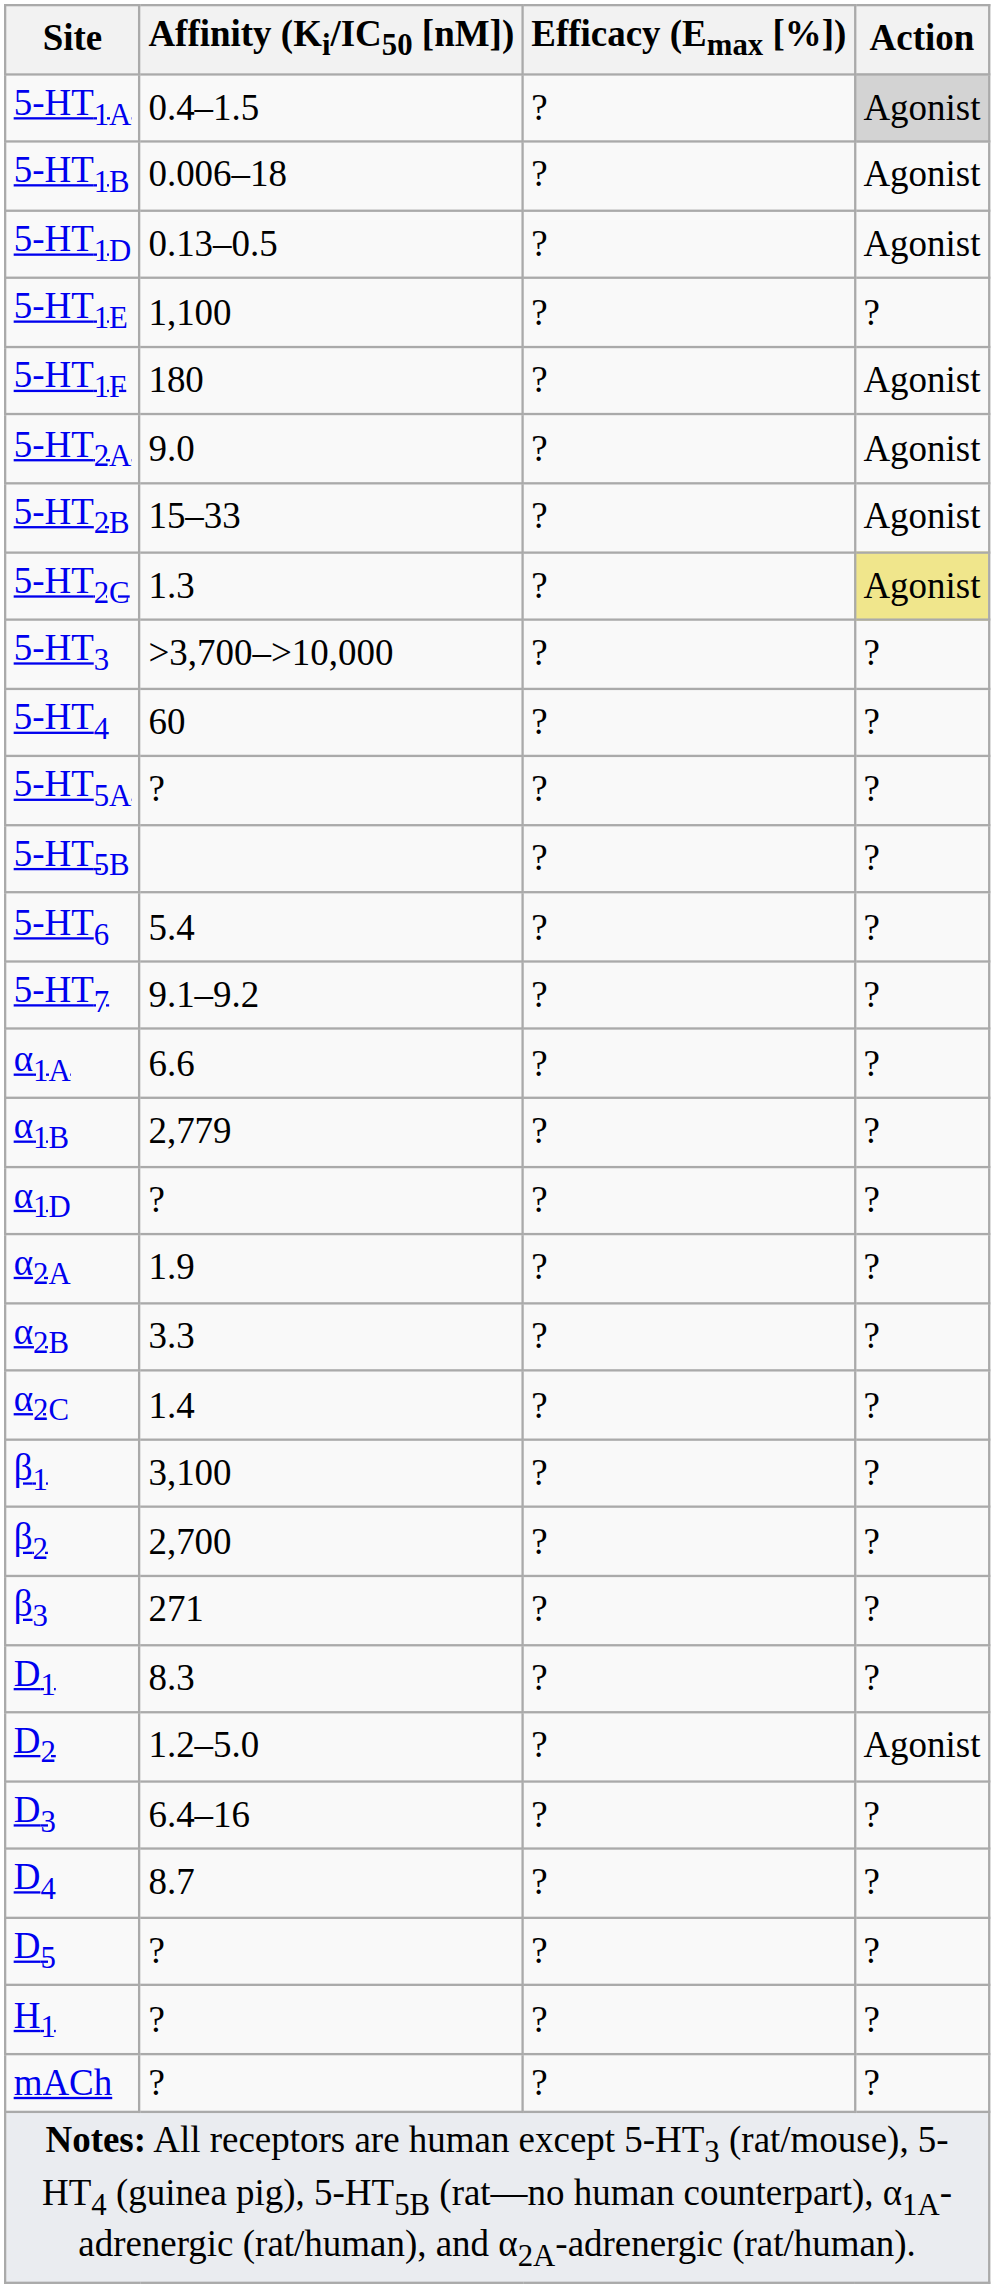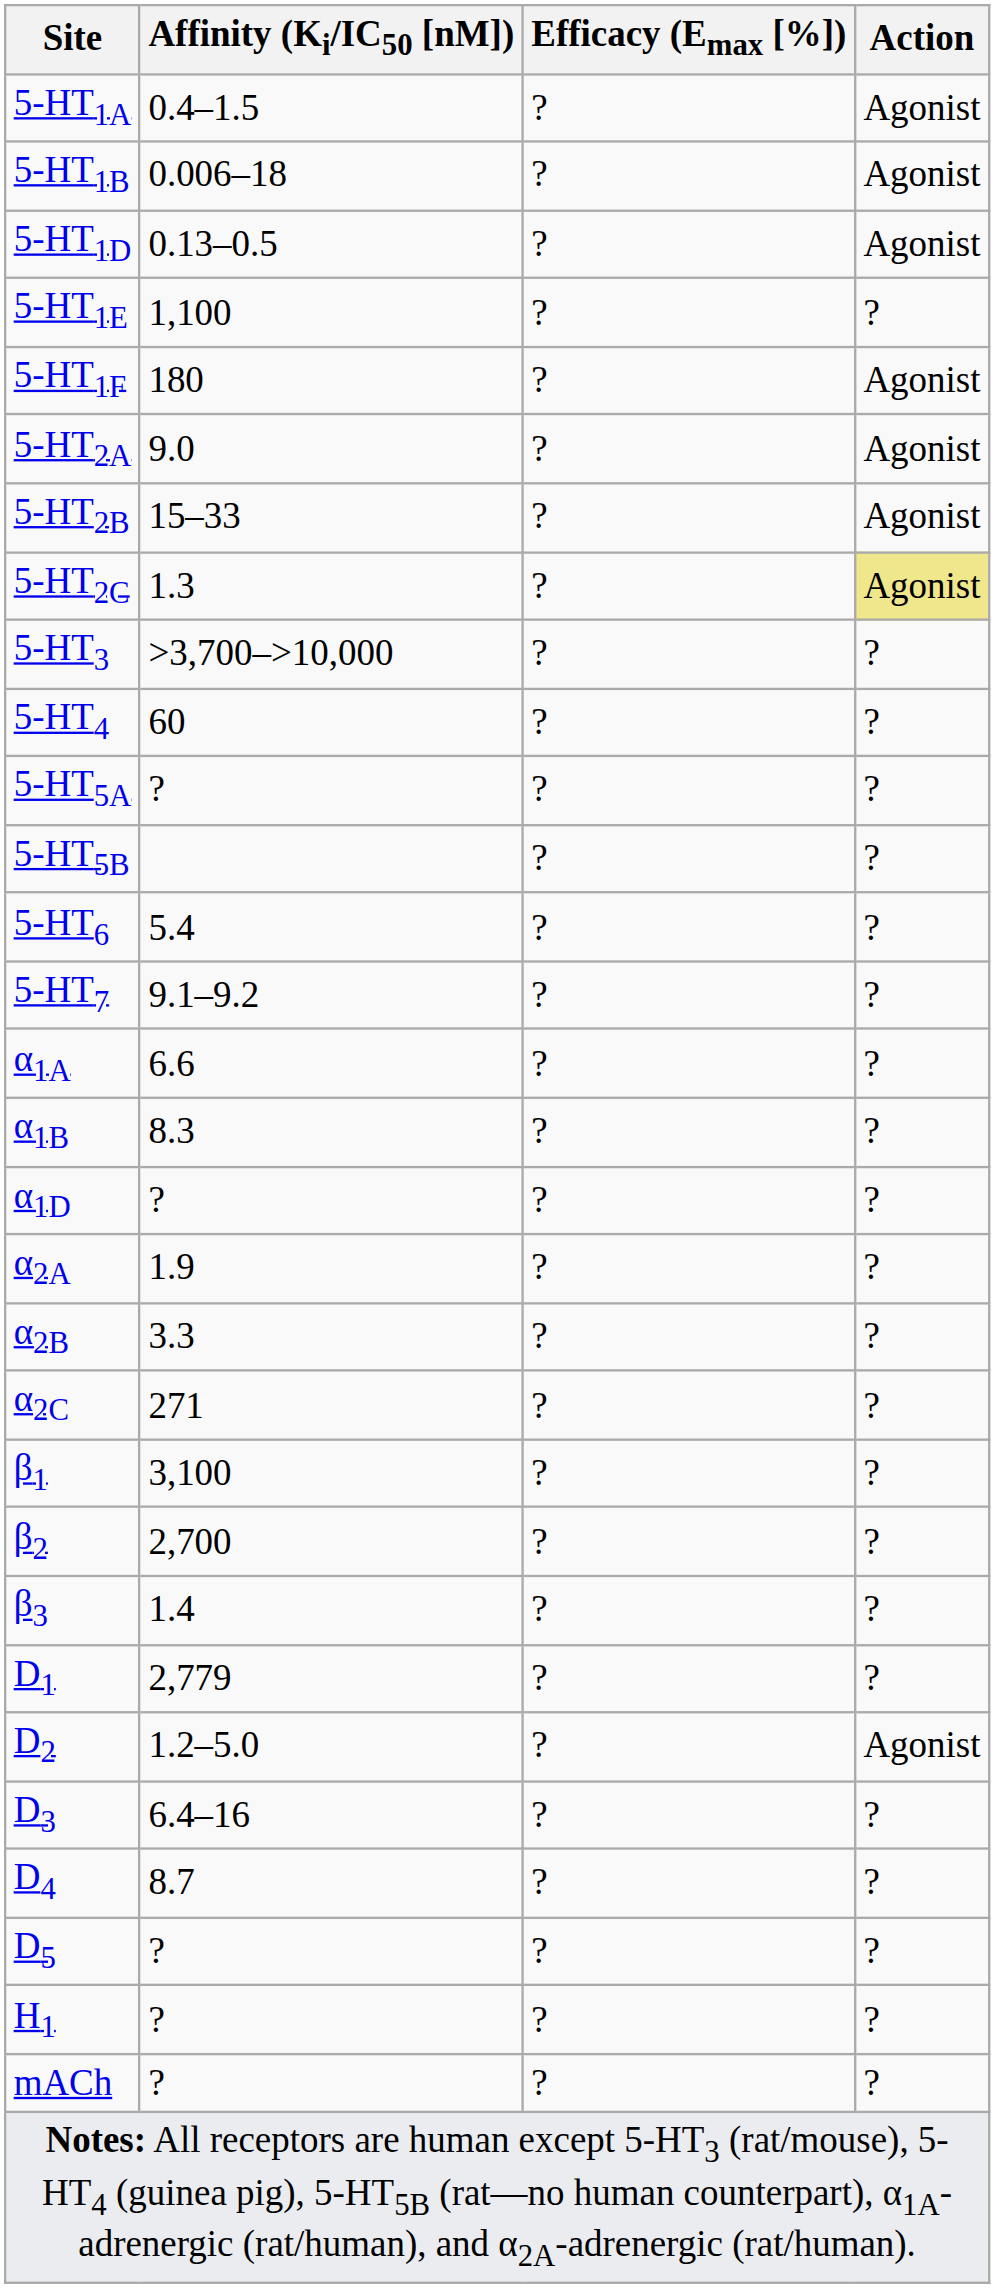(922, 106) lightgrey background -> (922, 106) no background
(190, 1131) 2,779 -> (172, 1131) 8.3
(172, 1404) 1.4 -> (176, 1404) 271
(176, 1609) 271 -> (172, 1609) 1.4
(172, 1677) 8.3 -> (190, 1677) 2,779
